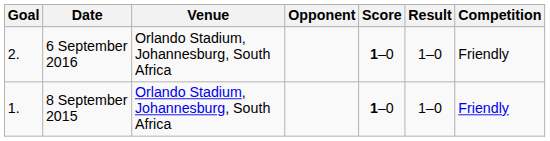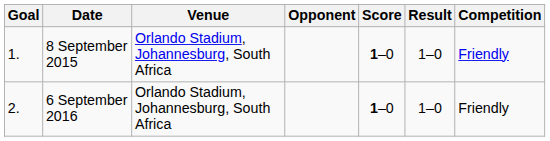rows swapped: (87, 109) <-> (87, 54)
